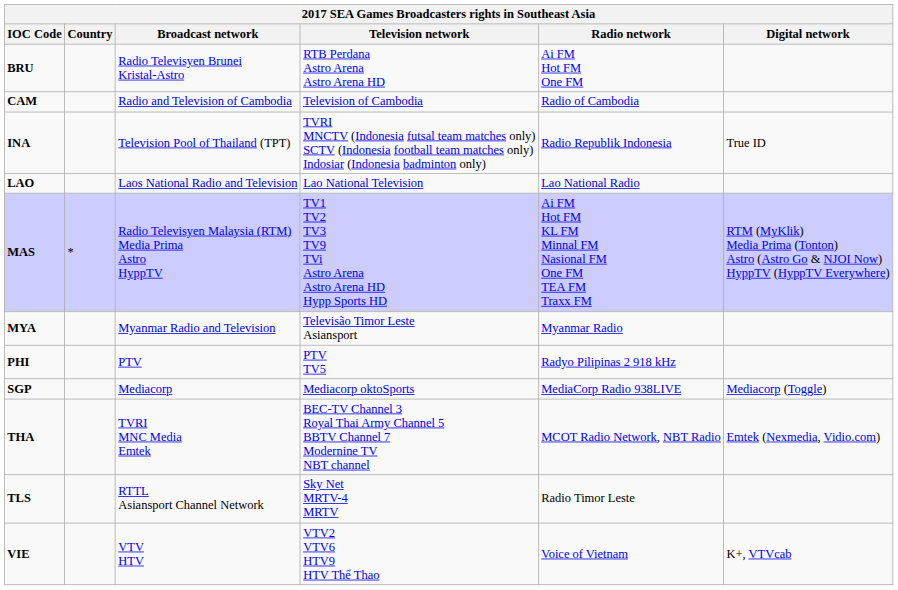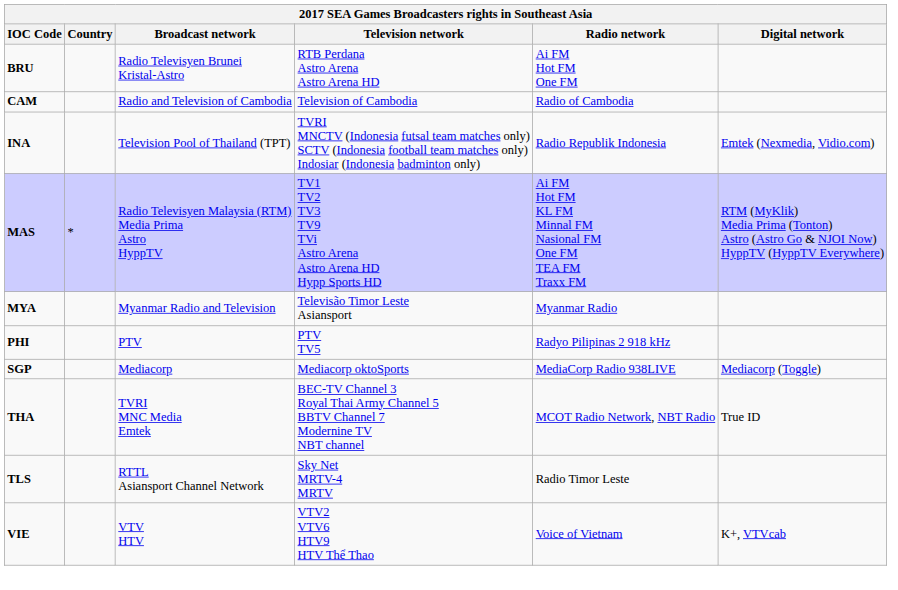(746, 142) True ID -> (798, 142) Emtek (Nexmedia, Vidio.com)
- row: (21, 183)
(803, 436) Emtek (Nexmedia, Vidio.com) -> (741, 417) True ID
